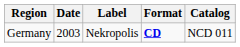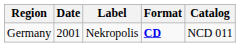(68, 32) 2003 -> (68, 32) 2001
